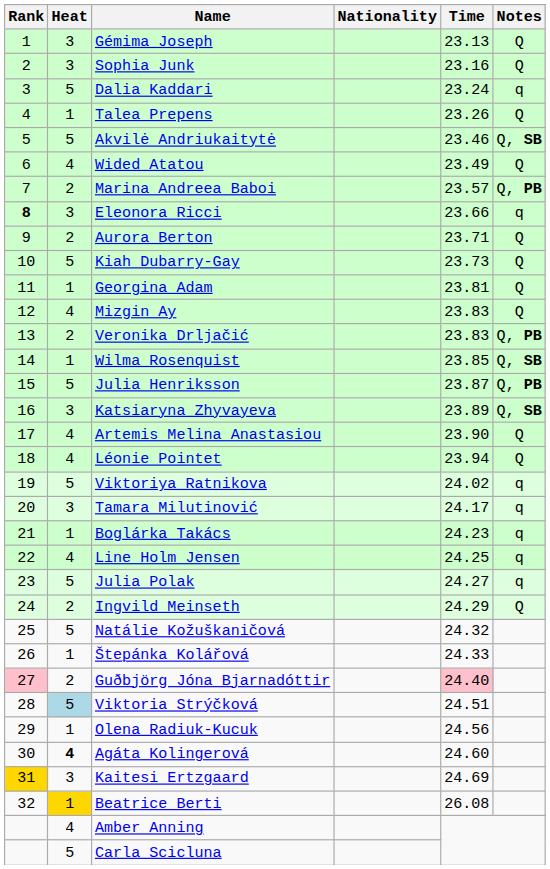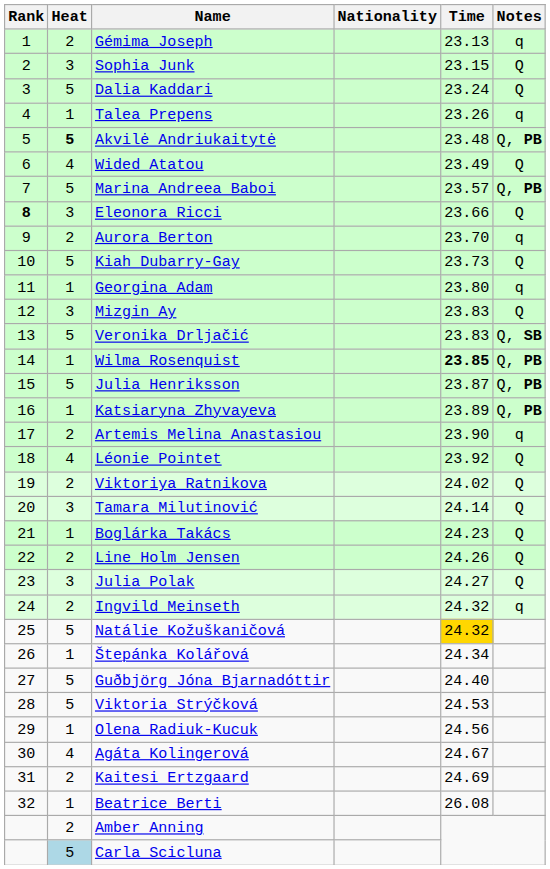(70, 41) 3 -> (70, 41) 2
(519, 41) Q -> (519, 41) q
(467, 66) 23.16 -> (467, 66) 23.15
(519, 91) q -> (519, 91) Q
(519, 115) Q -> (519, 115) q
(70, 140) normal -> (70, 140) bold
(467, 140) 23.46 -> (467, 140) 23.48
(519, 140) Q, SB -> (519, 140) Q, PB
(70, 189) 2 -> (70, 189) 5
(519, 213) q -> (519, 213) Q
(467, 238) 23.71 -> (467, 238) 23.70
(519, 238) Q -> (519, 238) q
(467, 287) 23.81 -> (467, 287) 23.80
(519, 287) Q -> (519, 287) q
(70, 312) 4 -> (70, 312) 3
(70, 336) 2 -> (70, 336) 5
(519, 336) Q, PB -> (519, 336) Q, SB
(467, 361) normal -> (467, 361) bold
(519, 361) Q, SB -> (519, 361) Q, PB
(70, 410) 3 -> (70, 410) 1
(519, 410) Q, SB -> (519, 410) Q, PB
(70, 435) 4 -> (70, 435) 2
(519, 435) Q -> (519, 435) q
(467, 459) 23.94 -> (467, 459) 23.92
(70, 484) 5 -> (70, 484) 2
(519, 484) q -> (519, 484) Q
(467, 508) 24.17 -> (467, 508) 24.14
(519, 508) q -> (519, 508) Q
(519, 533) q -> (519, 533) Q
(70, 558) 4 -> (70, 558) 2
(467, 558) 24.25 -> (467, 558) 24.26
(519, 558) q -> (519, 558) Q
(70, 582) 5 -> (70, 582) 3
(519, 582) q -> (519, 582) Q
(467, 607) 24.29 -> (467, 607) 24.32
(519, 607) Q -> (519, 607) q
(467, 631) no background -> (467, 631) gold background
(467, 656) 24.33 -> (467, 656) 24.34
(26, 680) pink background -> (26, 680) no background
(70, 680) 2 -> (70, 680) 5
(467, 680) pink background -> (467, 680) no background
(70, 705) lightblue background -> (70, 705) no background
(467, 705) 24.51 -> (467, 705) 24.53
(70, 754) bold -> (70, 754) normal
(467, 754) 24.60 -> (467, 754) 24.67
(26, 779) gold background -> (26, 779) no background
(70, 779) 3 -> (70, 779) 2
(70, 803) gold background -> (70, 803) no background
(70, 828) 4 -> (70, 828) 2
(70, 853) no background -> (70, 853) lightblue background
